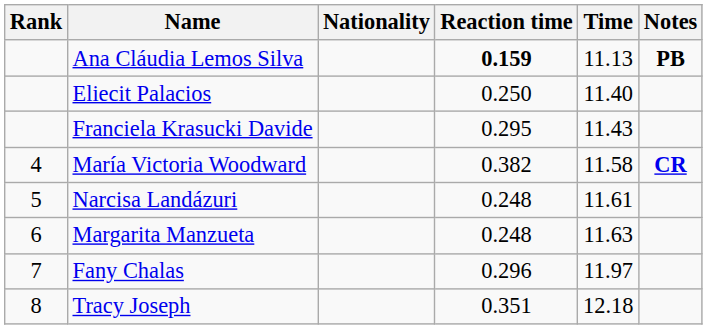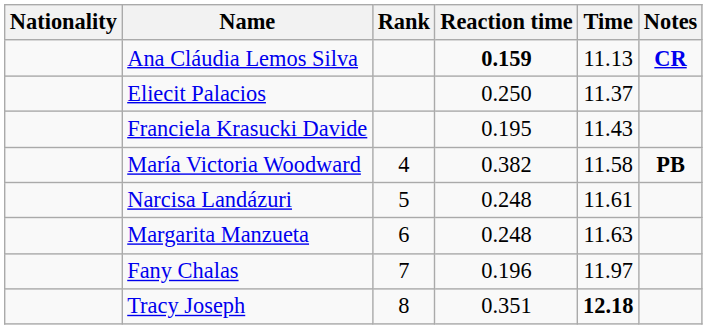columns swapped: (36, 22) <-> (376, 22)
(671, 57) PB -> (671, 57) CR
(608, 93) 11.40 -> (608, 93) 11.37
(506, 128) 0.295 -> (506, 128) 0.195
(671, 164) CR -> (671, 164) PB
(506, 270) 0.296 -> (506, 270) 0.196
(608, 306) normal -> (608, 306) bold
